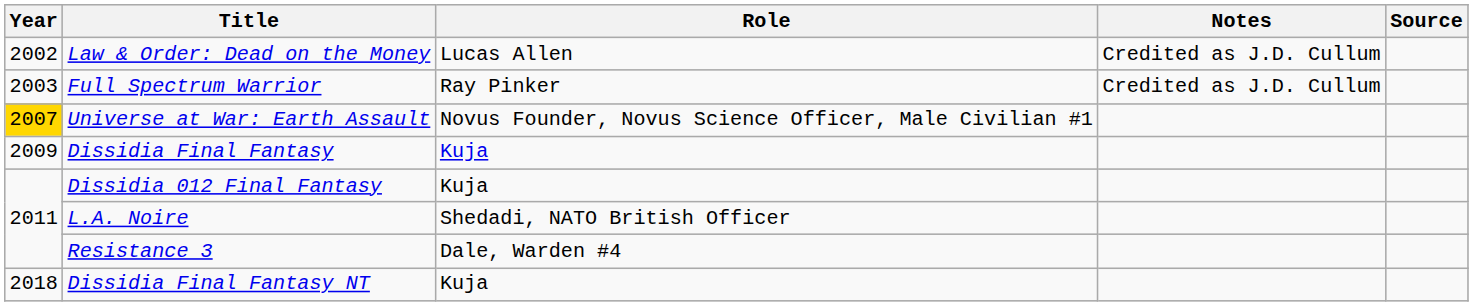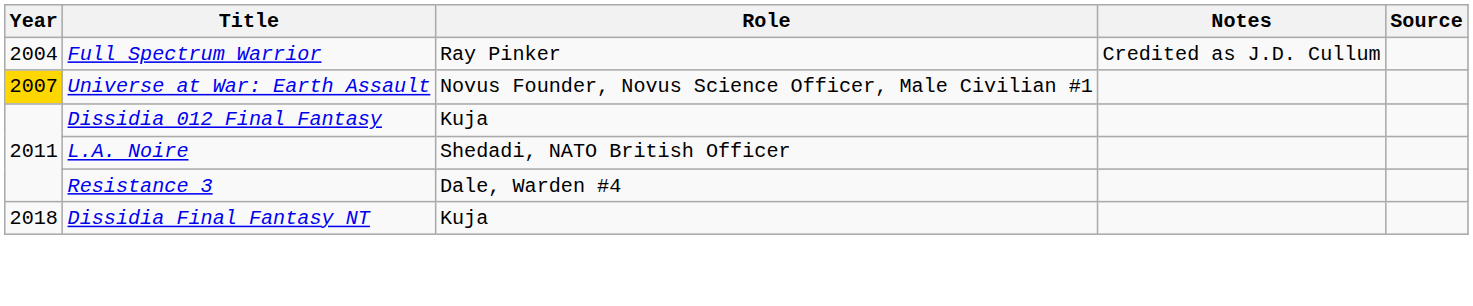- row: (249, 54)
(34, 87) 2003 -> (34, 54) 2004
- row: (201, 153)
